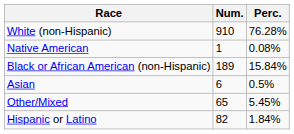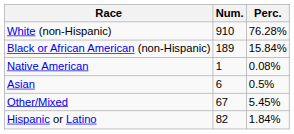rows swapped: (109, 66) <-> (48, 48)
(222, 102) 65 -> (222, 102) 67
